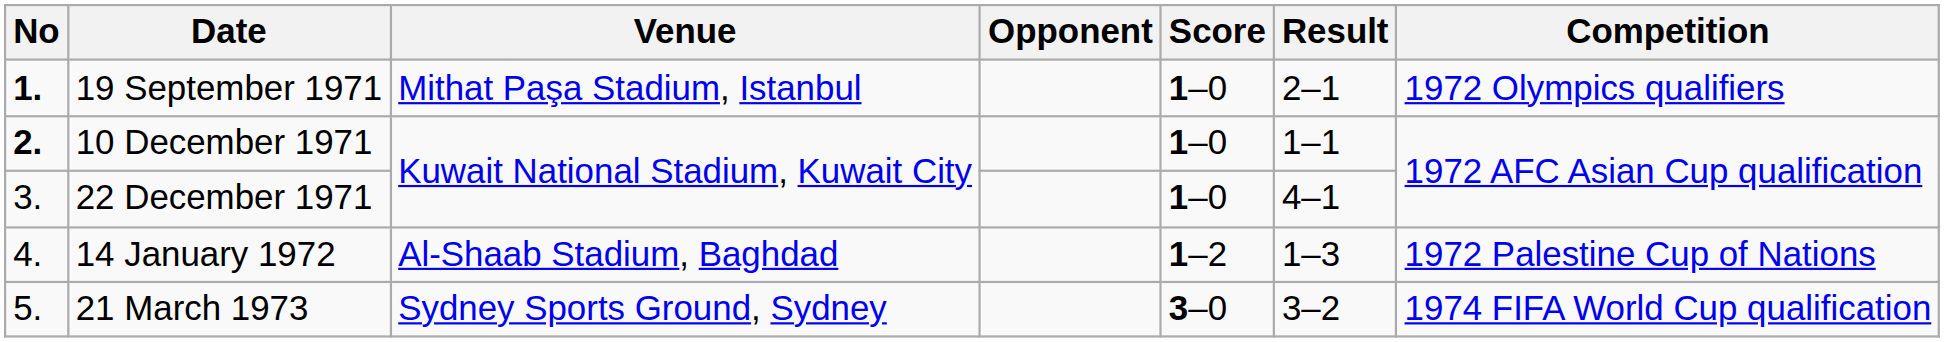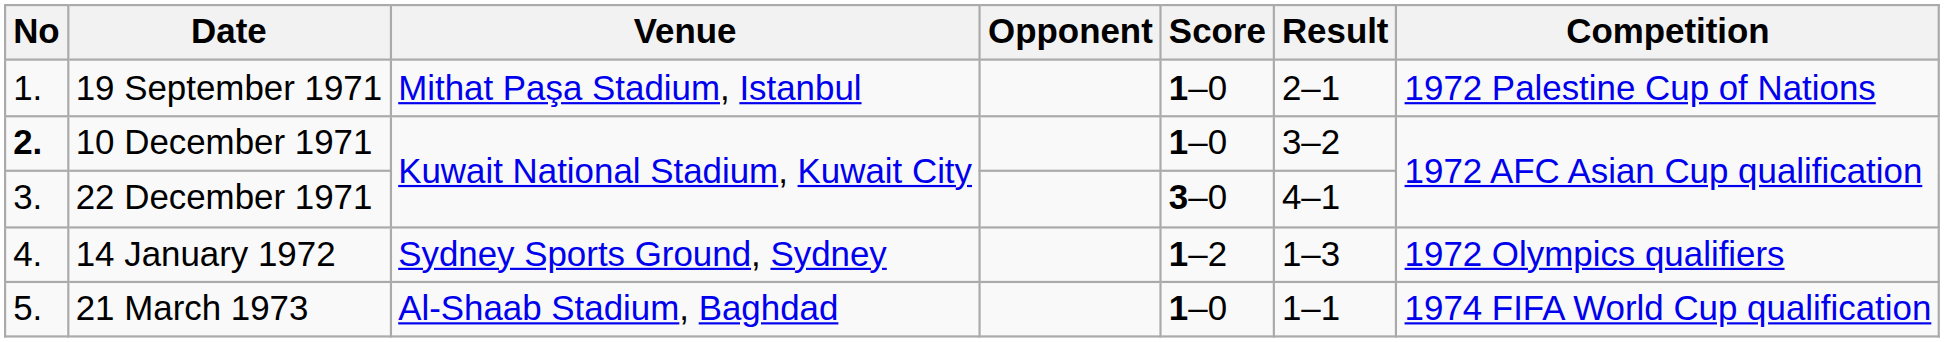(28, 87) bold -> (28, 87) normal
(1595, 87) 1972 Olympics qualifiers -> (1640, 87) 1972 Palestine Cup of Nations
(1311, 142) 1–1 -> (1311, 142) 3–2
(1198, 198) 1–0 -> (1198, 198) 3–0
(618, 253) Al-Shaab Stadium, Baghdad -> (642, 253) Sydney Sports Ground, Sydney
(1640, 253) 1972 Palestine Cup of Nations -> (1595, 253) 1972 Olympics qualifiers
(642, 308) Sydney Sports Ground, Sydney -> (618, 308) Al-Shaab Stadium, Baghdad
(1198, 308) 3–0 -> (1198, 308) 1–0
(1311, 308) 3–2 -> (1311, 308) 1–1
